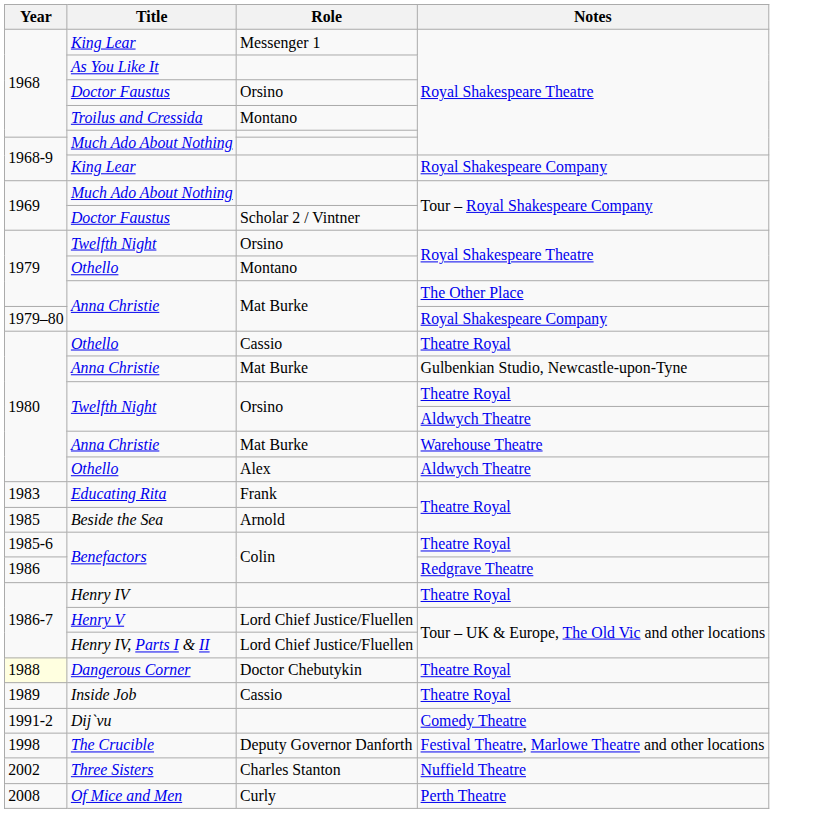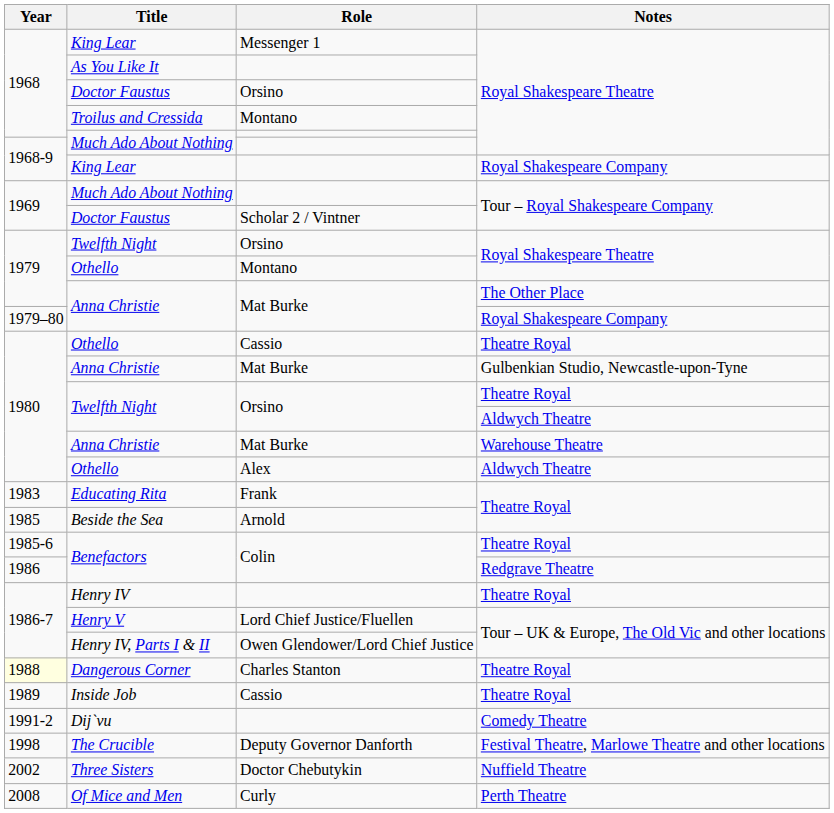(327, 645) Lord Chief Justice/Fluellen -> (357, 645) Owen Glendower/Lord Chief Justice
(301, 670) Doctor Chebutykin -> (290, 670) Charles Stanton
(290, 770) Charles Stanton -> (301, 770) Doctor Chebutykin
